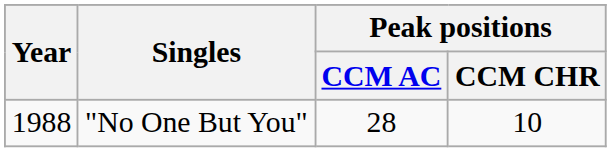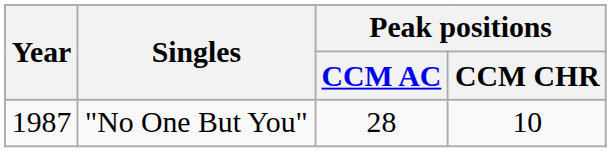(42, 122) 1988 -> (42, 122) 1987
